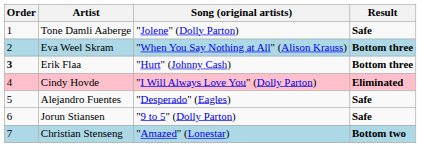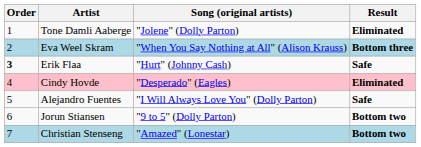(362, 30) Safe -> (378, 30) Eliminated
(383, 64) Bottom three -> (362, 64) Safe
(226, 82) "I Will Always Love You" (Dolly Parton) -> (183, 82) "Desperado" (Eagles)
(183, 99) "Desperado" (Eagles) -> (226, 99) "I Will Always Love You" (Dolly Parton)
(362, 116) Safe -> (379, 116) Bottom two
